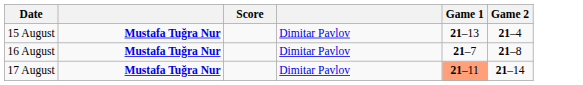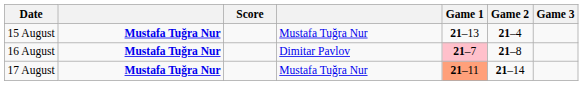+ column: (556, 14)
(315, 33) Dimitar Pavlov -> (323, 33) Mustafa Tuğra Nur
(465, 52) no background -> (465, 52) pink background
(315, 71) Dimitar Pavlov -> (323, 71) Mustafa Tuğra Nur
